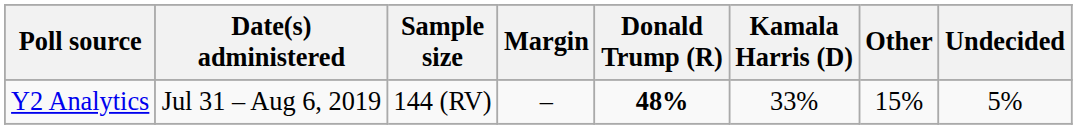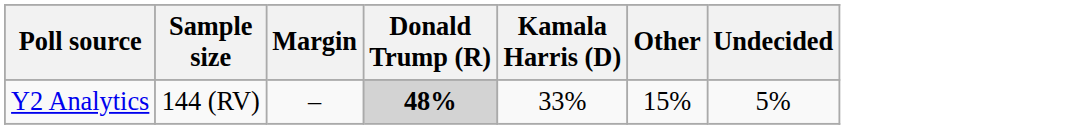- column: (271, 42)
(662, 101) no background -> (430, 101) lightgrey background
